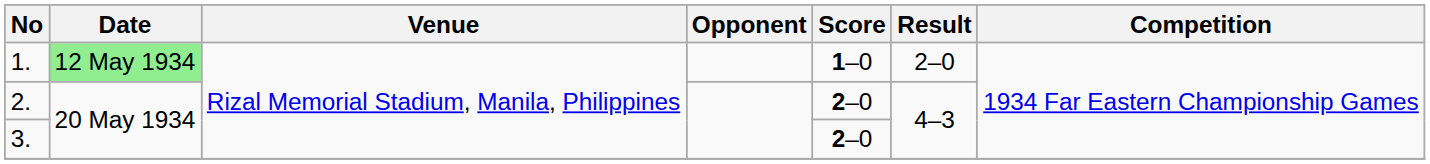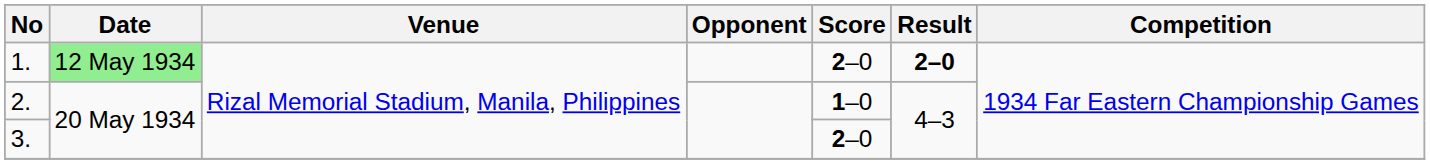(852, 62) 1–0 -> (852, 62) 2–0
(934, 62) normal -> (934, 62) bold
(852, 100) 2–0 -> (852, 100) 1–0
